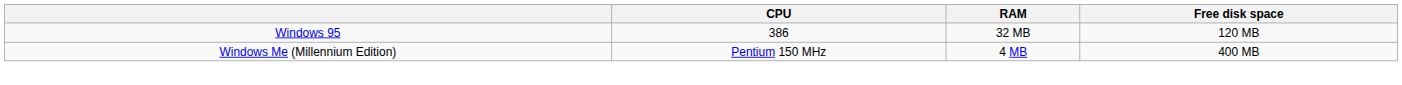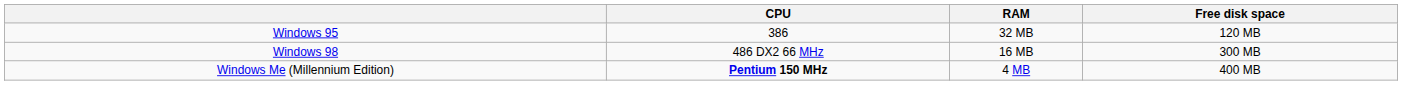+ row: (305, 51)
(779, 51) normal -> (778, 70) bold
